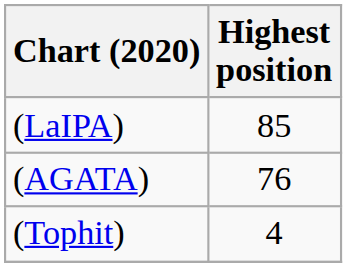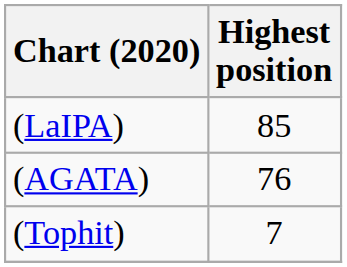(274, 233) 4 -> (274, 233) 7
